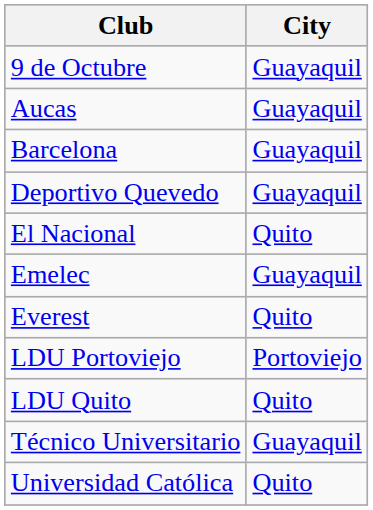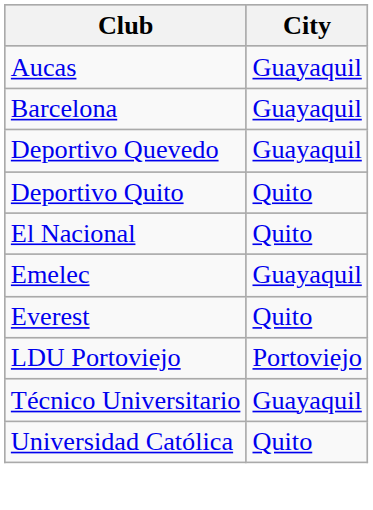- row: (79, 66)
+ row: (97, 191)
- row: (71, 399)
